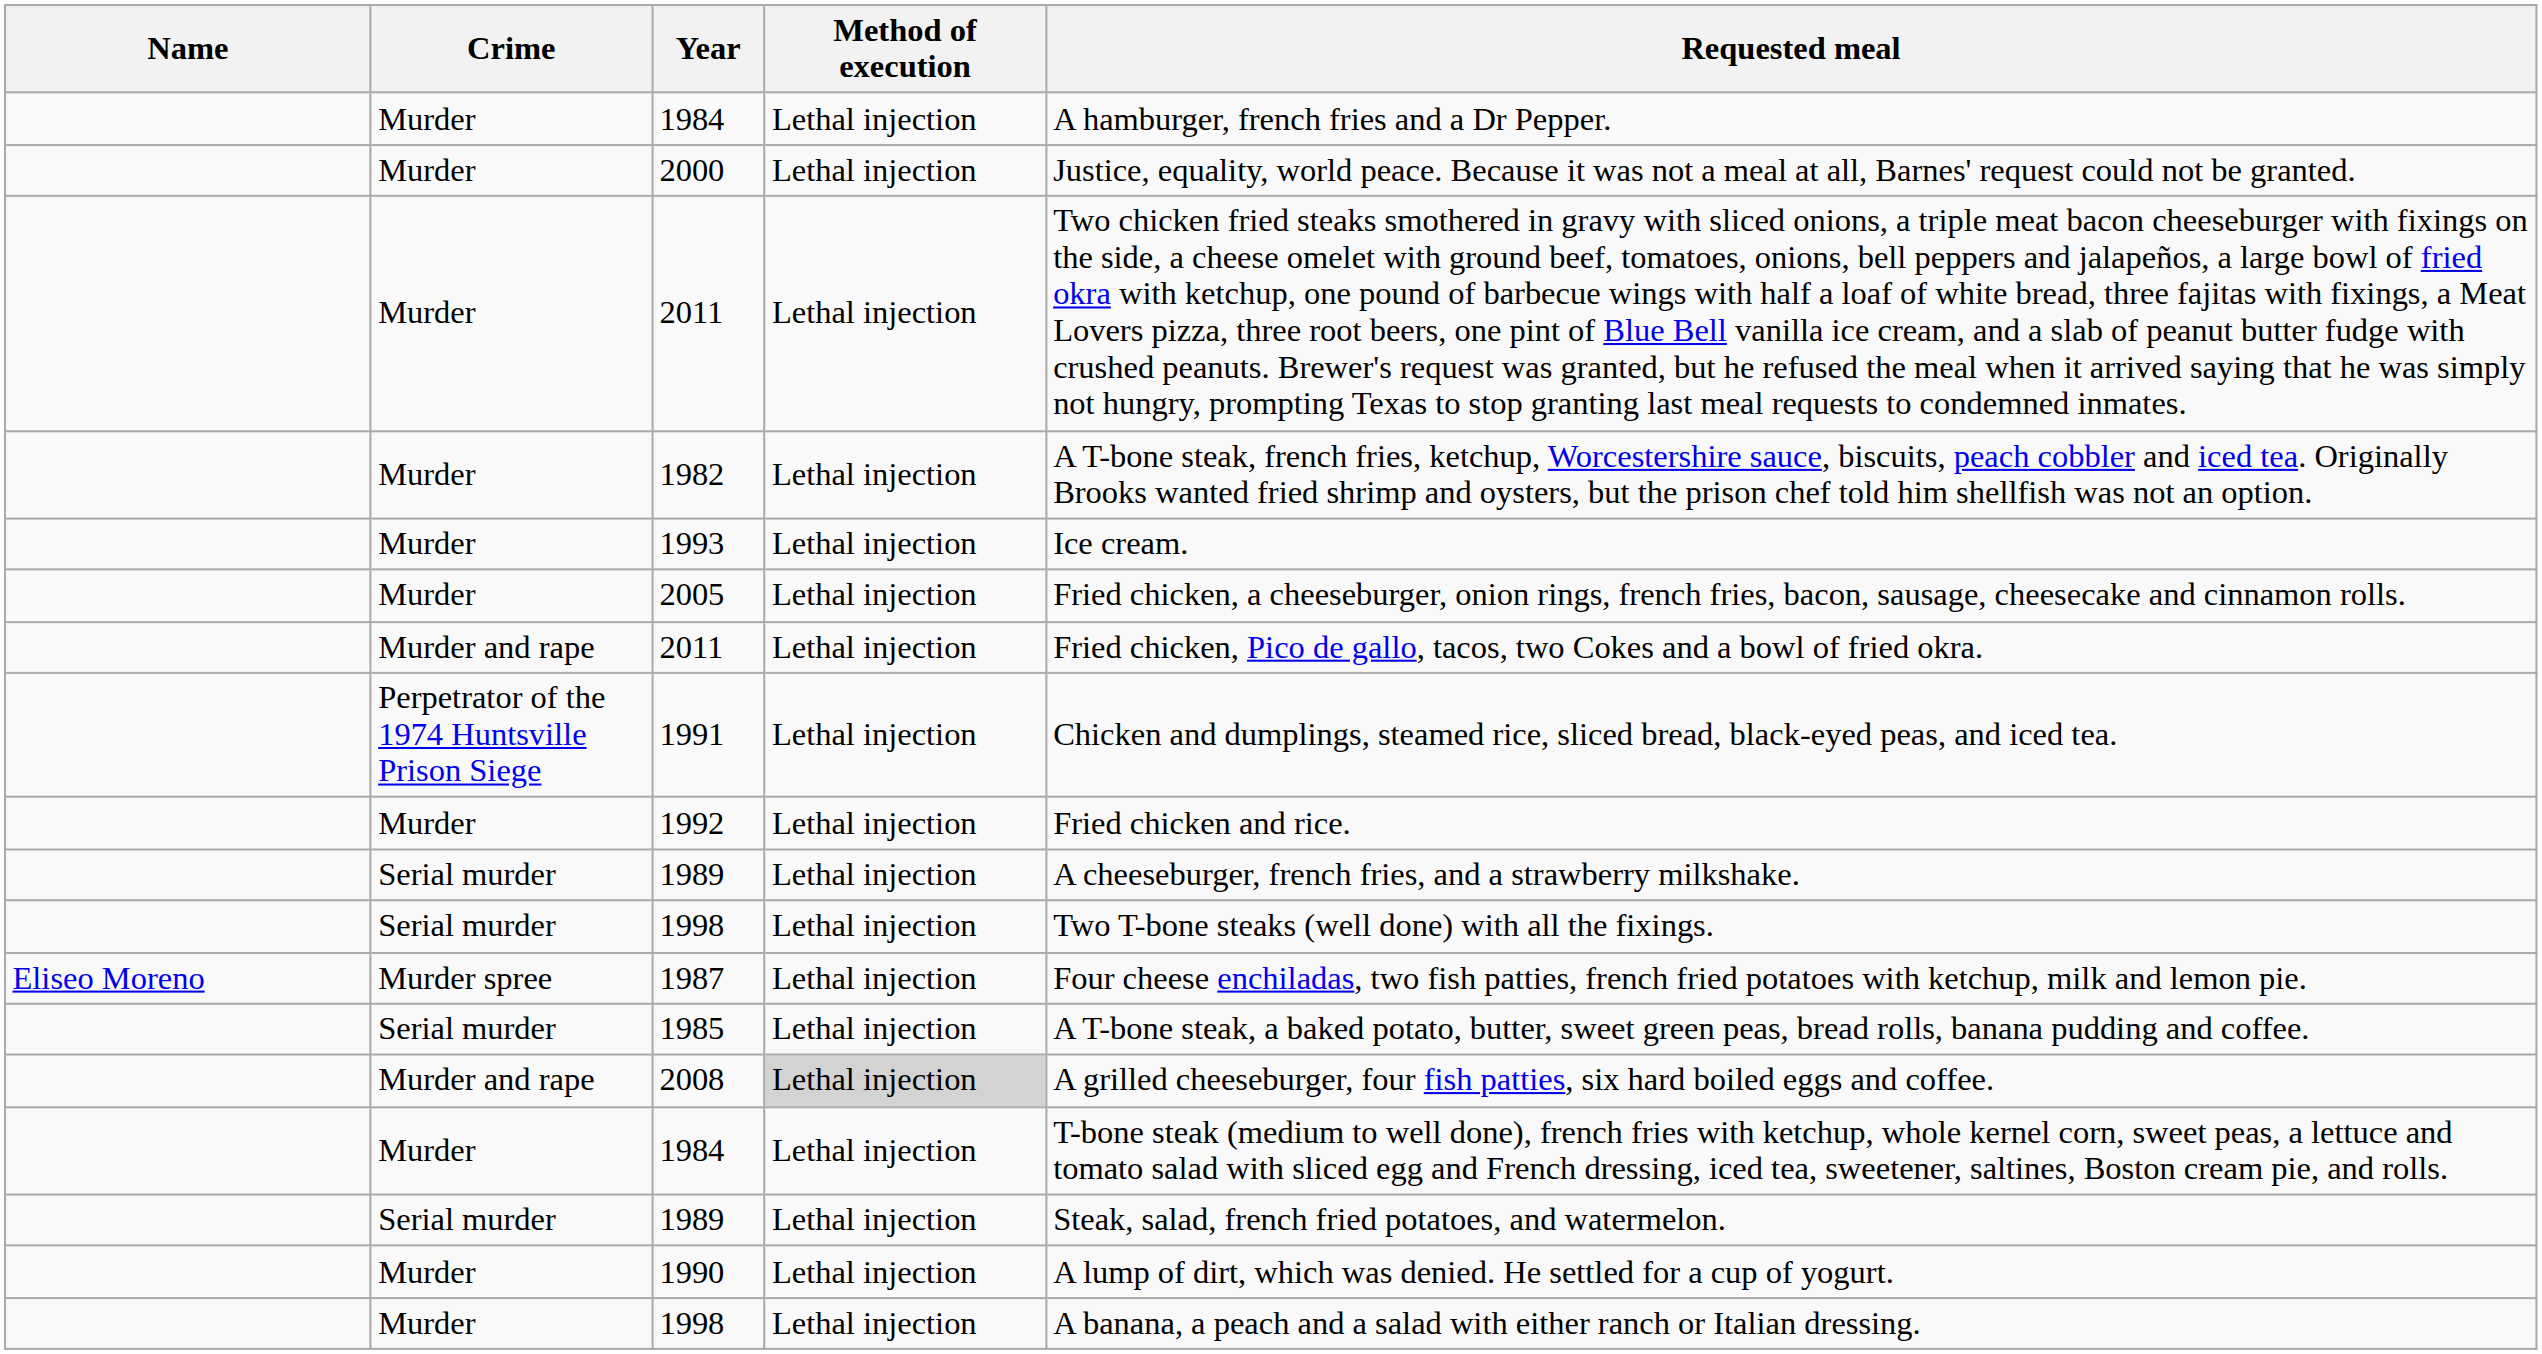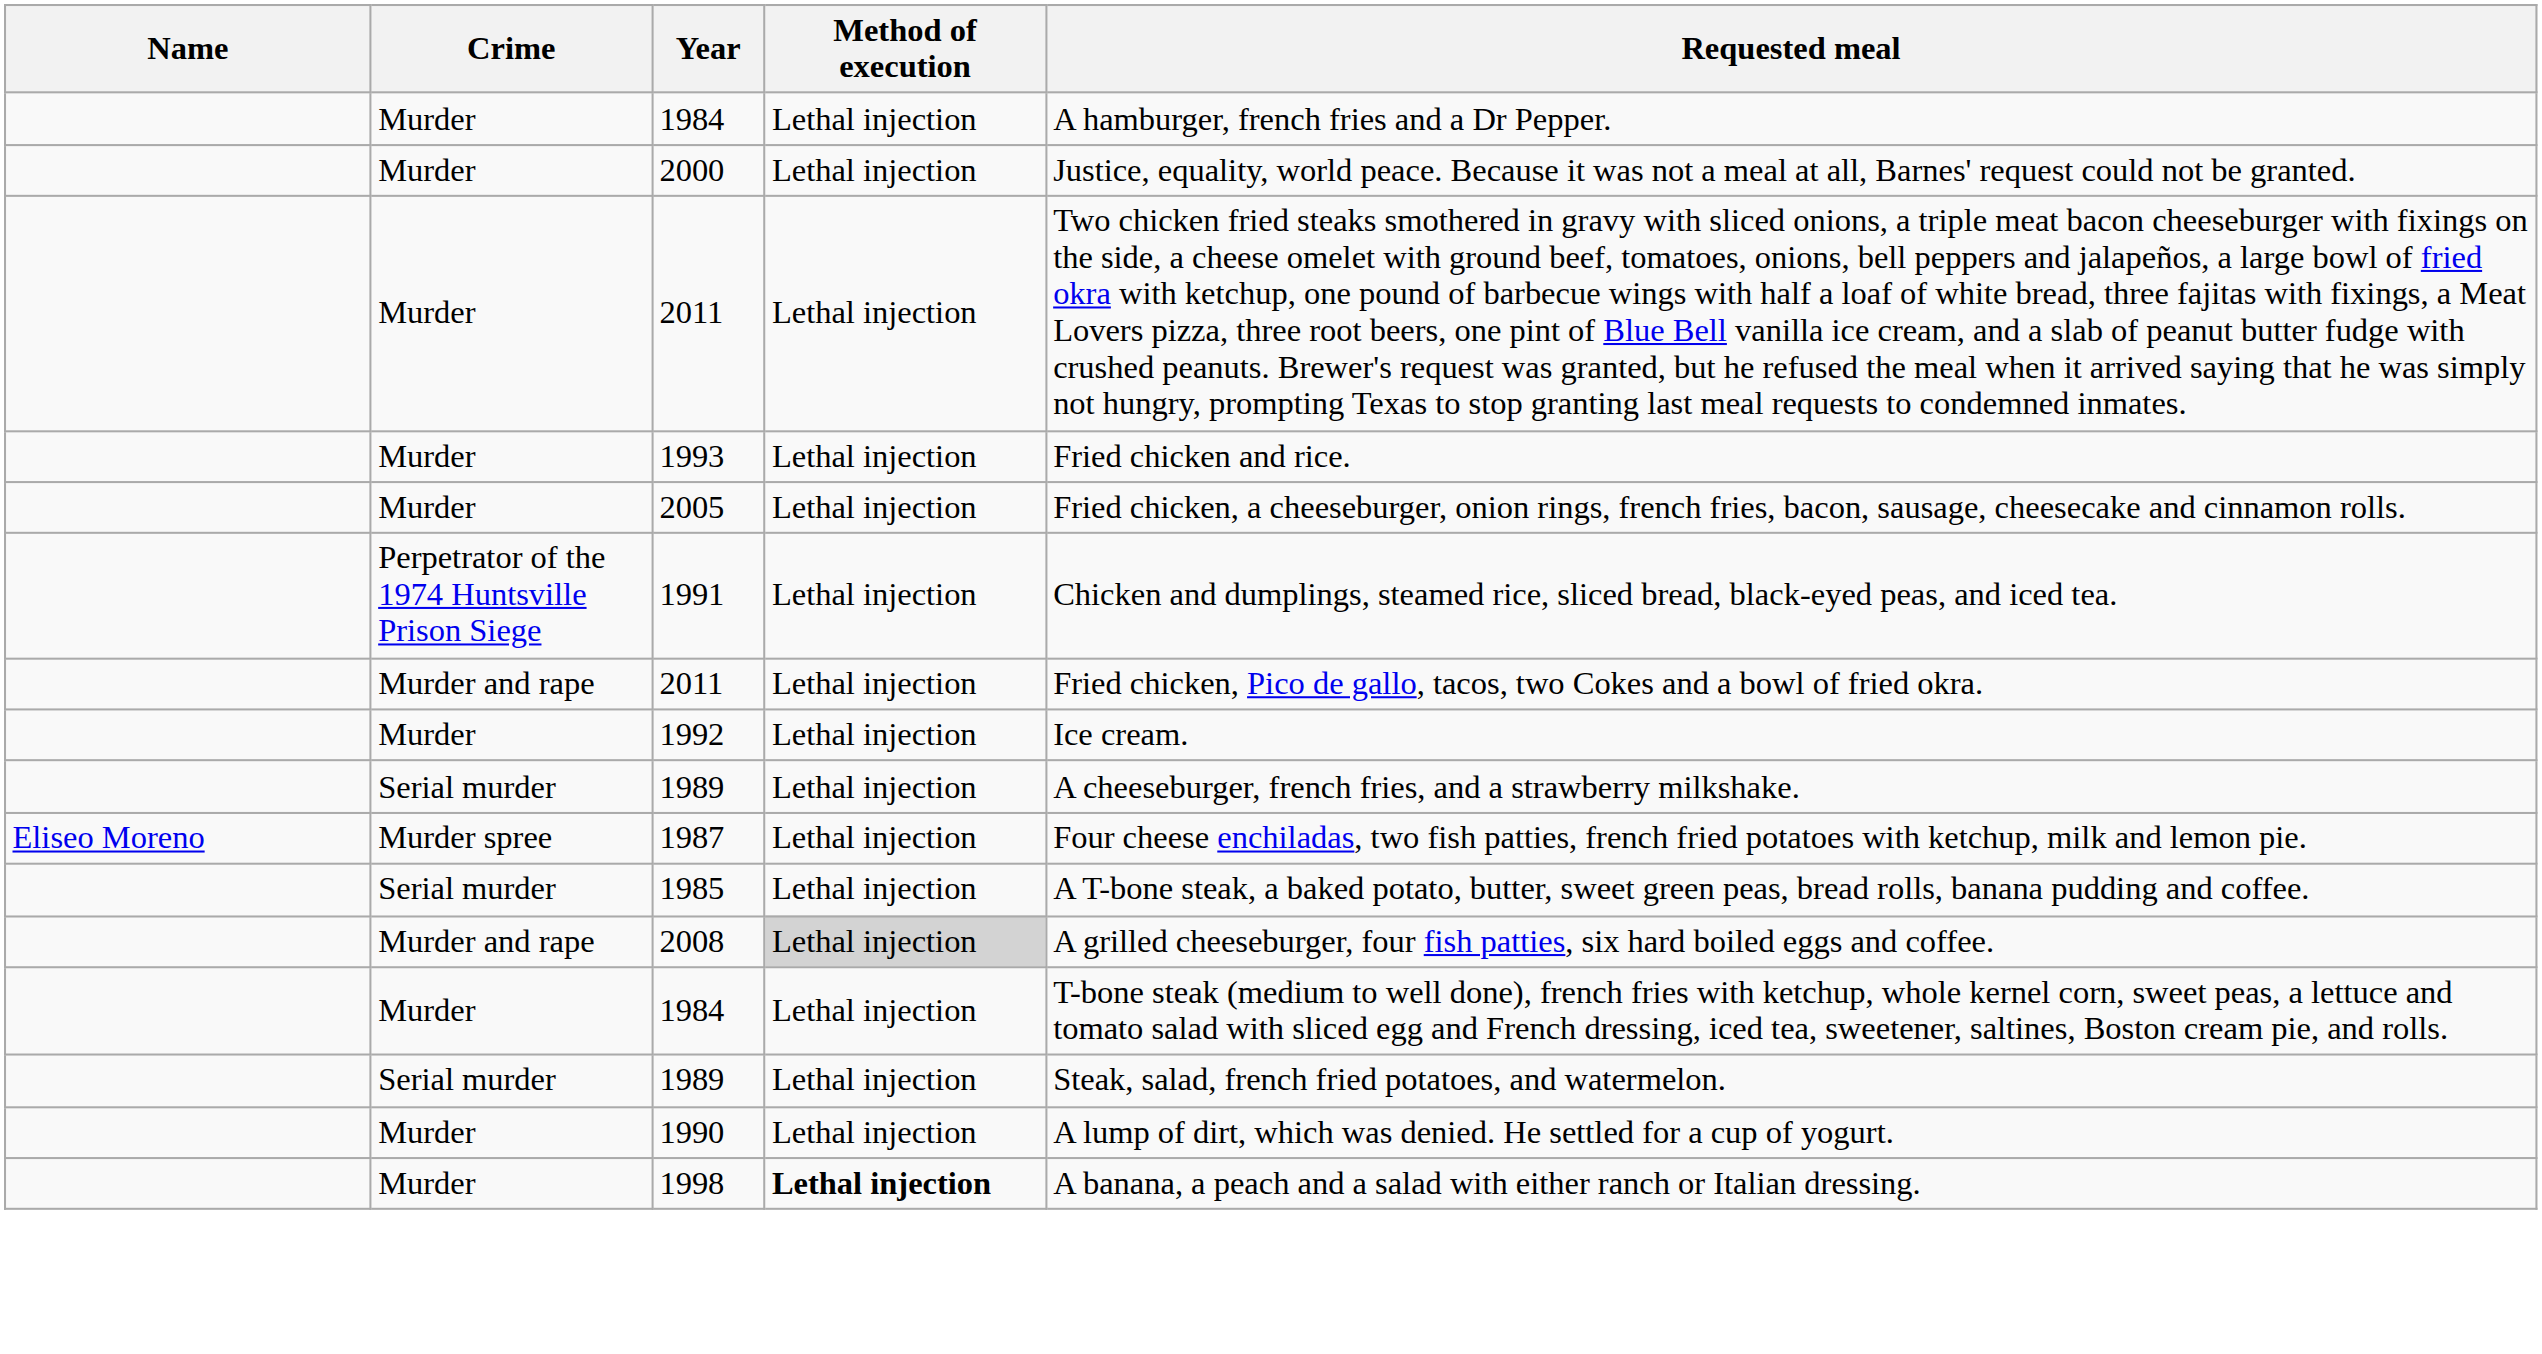- row: (427, 473)
(1121, 543) Ice cream. -> (1202, 455) Fried chicken and rice.
rows swapped: (492, 734) <-> (486, 646)
(1202, 822) Fried chicken and rice. -> (1121, 734) Ice cream.
- row: (467, 925)
(874, 1322) normal -> (881, 1183) bold
